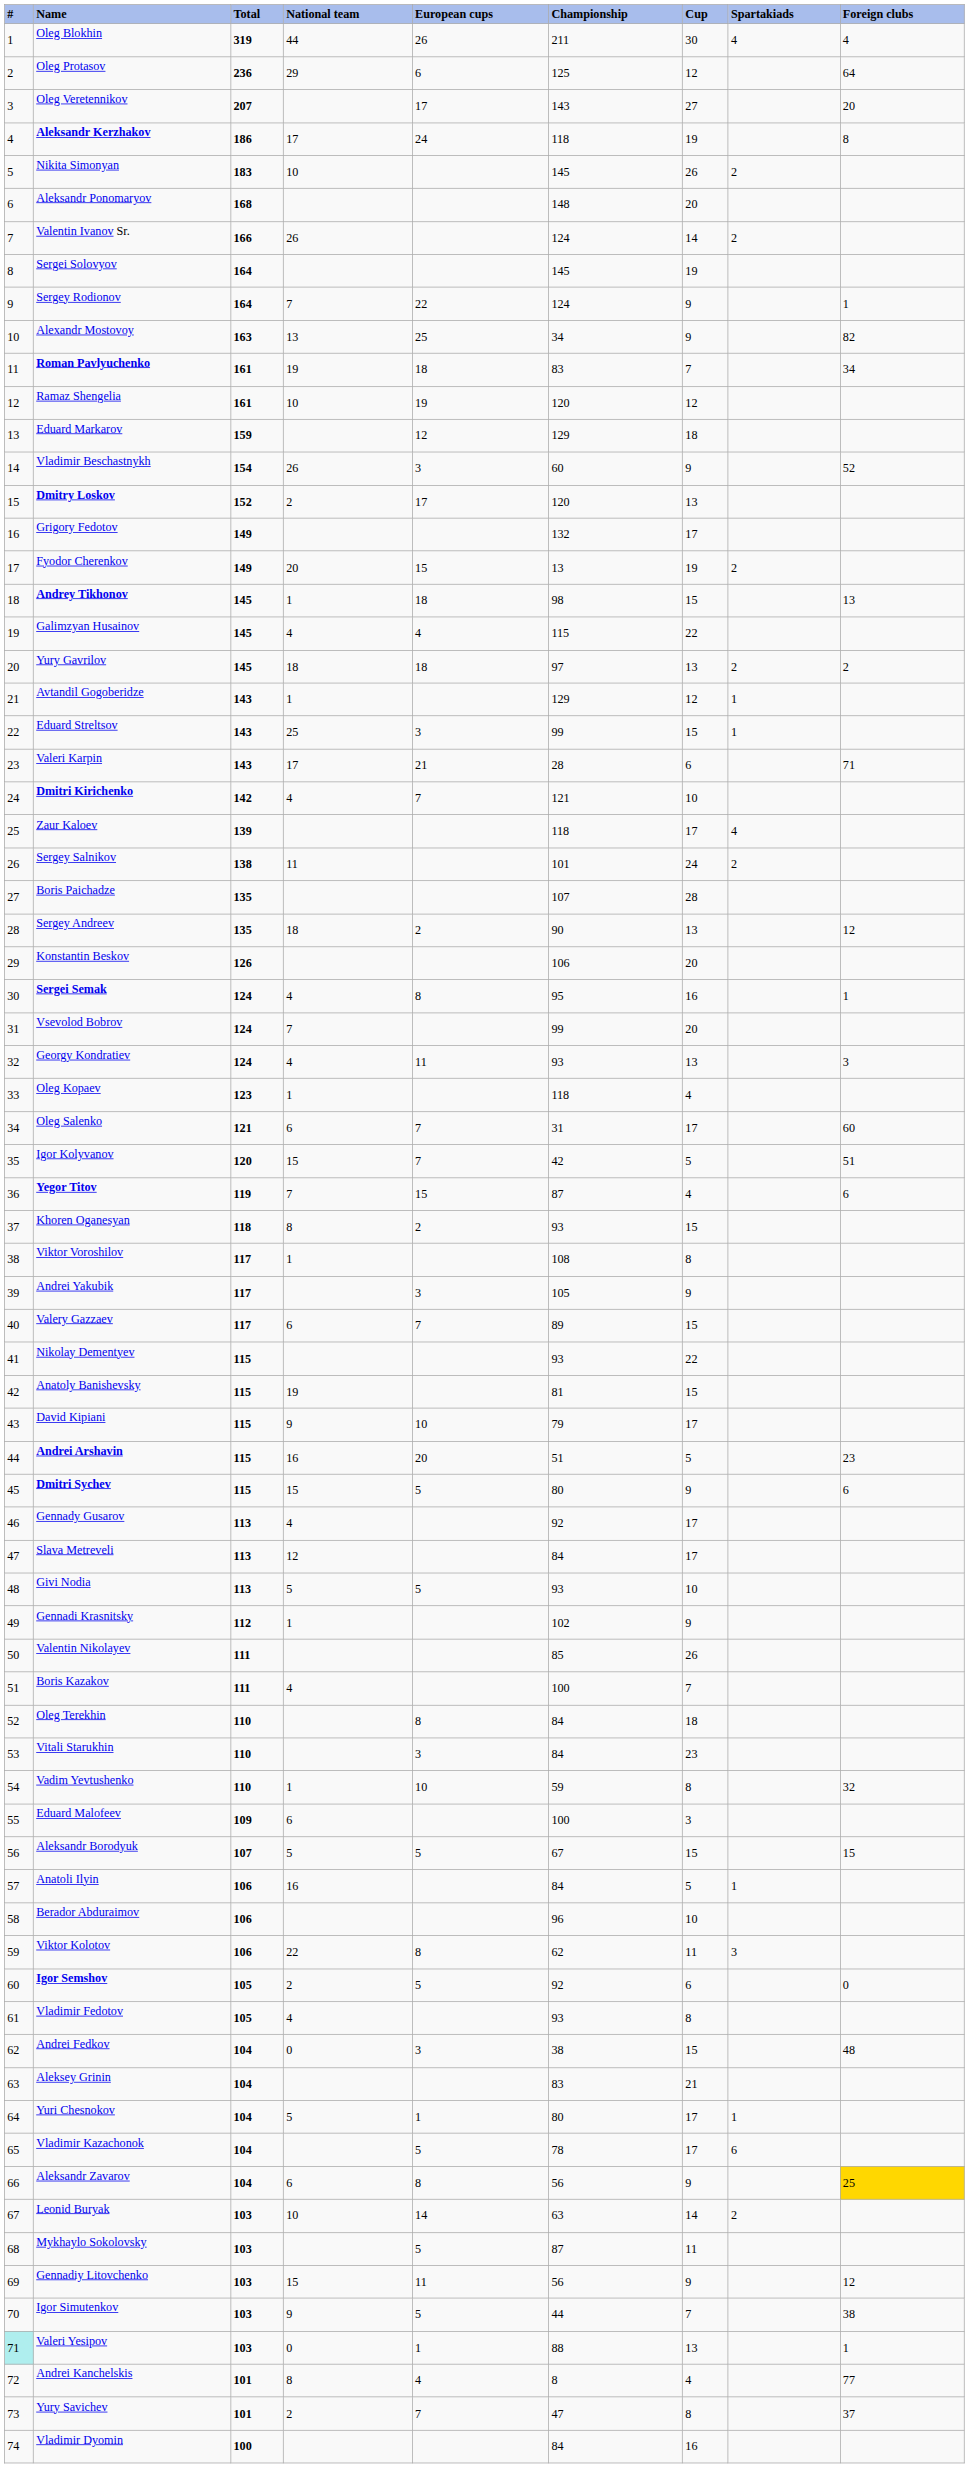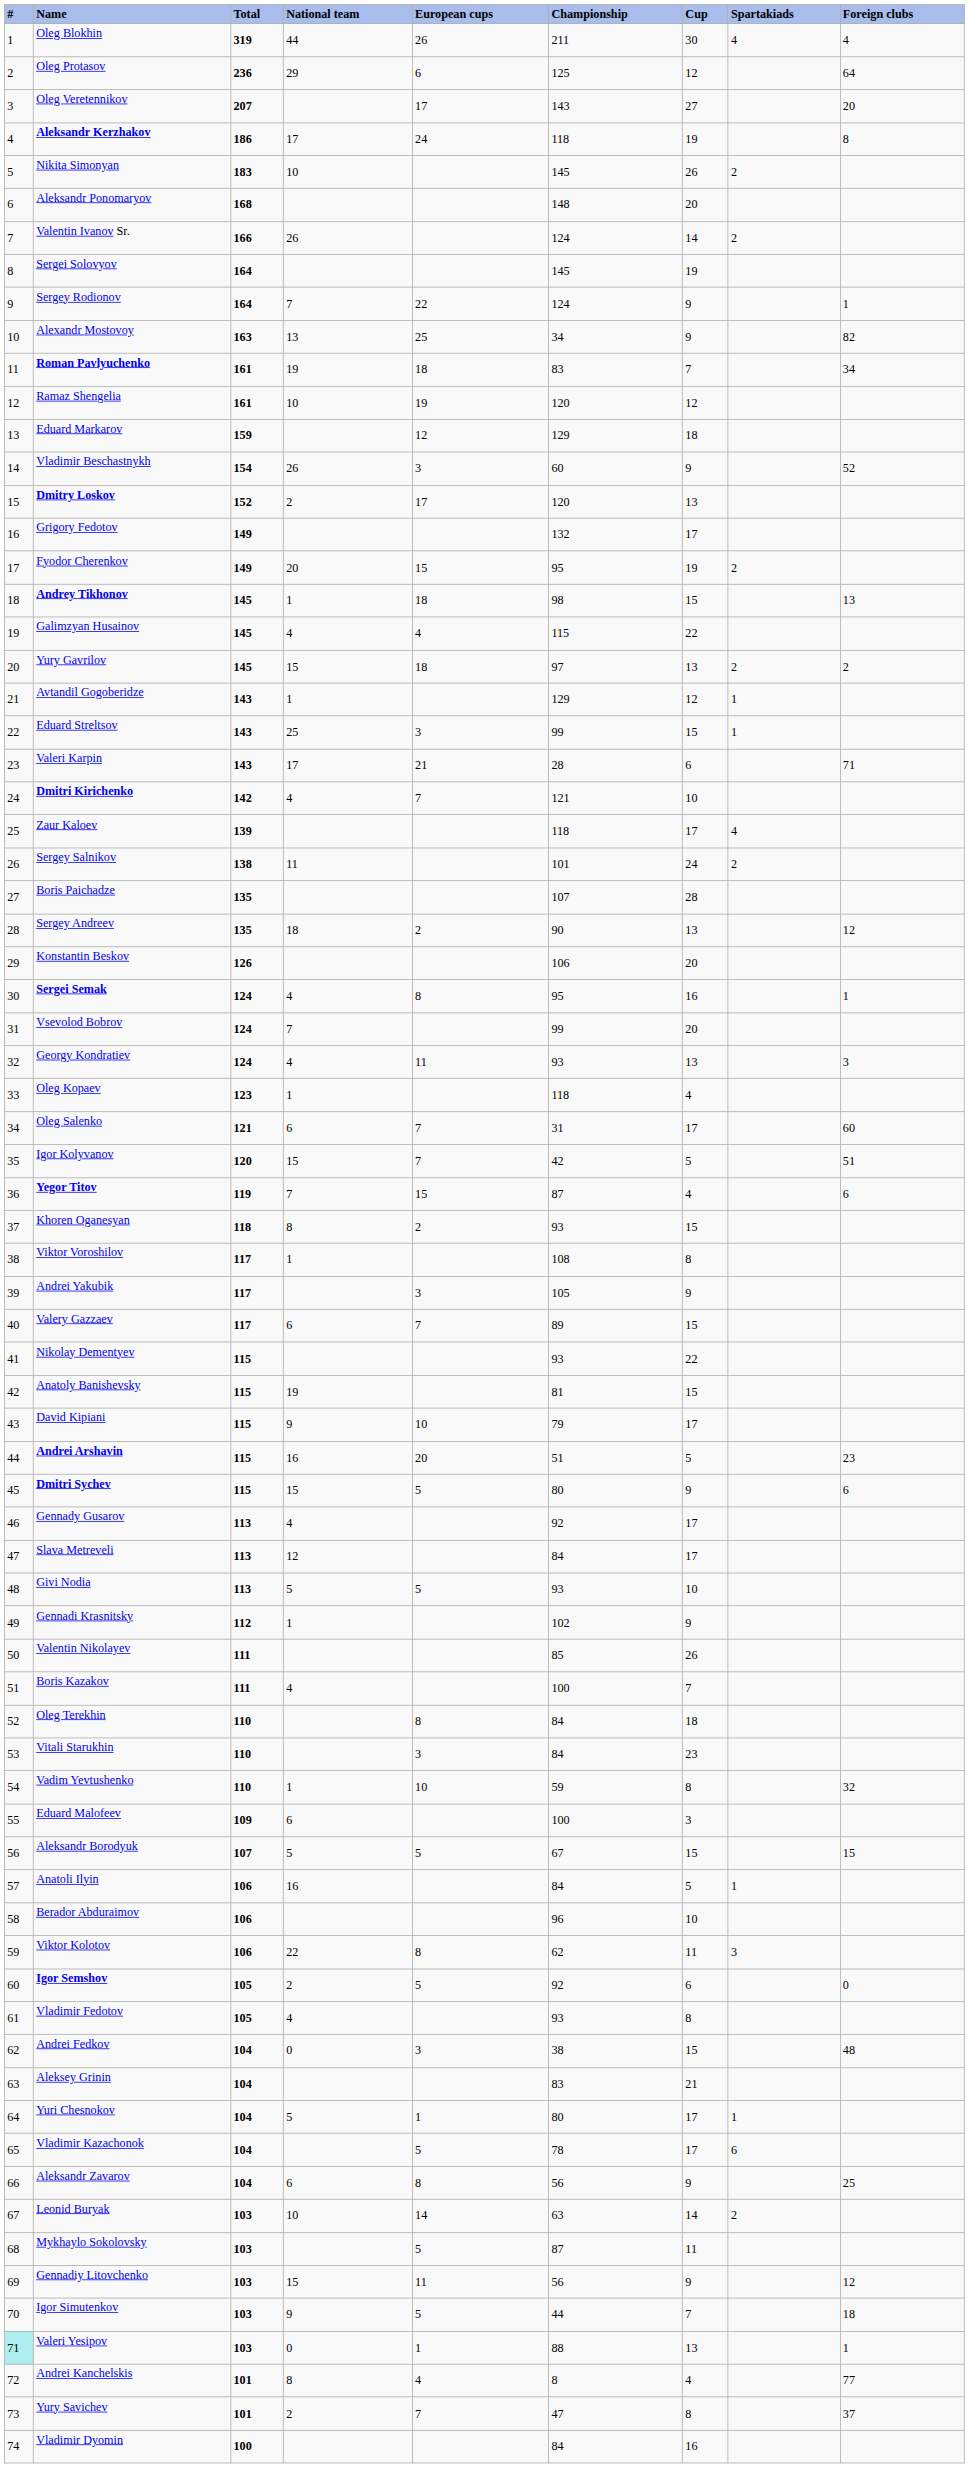(557, 567) 13 -> (557, 567) 95
(292, 666) 18 -> (292, 666) 15
(849, 2182) gold background -> (849, 2182) no background
(849, 2314) 38 -> (849, 2314) 18
